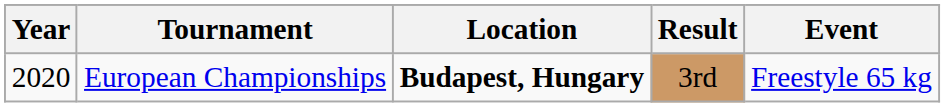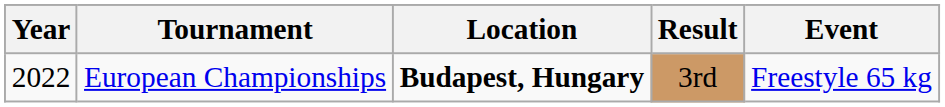(41, 77) 2020 -> (41, 77) 2022
